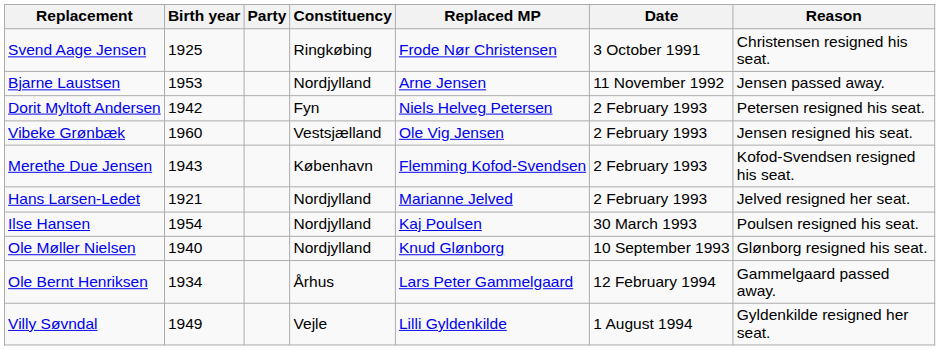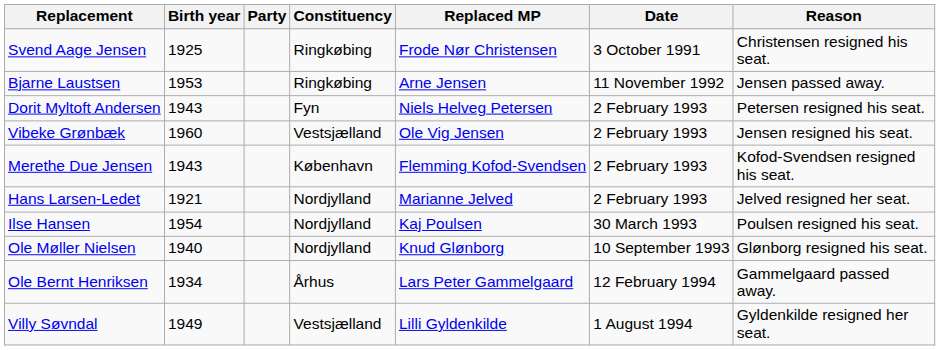(332, 83) Nordjylland -> (333, 83) Ringkøbing
(185, 108) 1942 -> (185, 108) 1943
(310, 324) Vejle -> (337, 324) Vestsjælland
